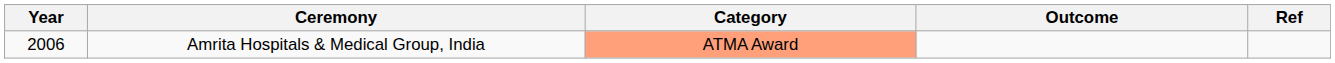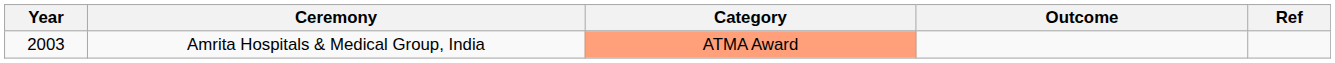(46, 44) 2006 -> (46, 44) 2003
